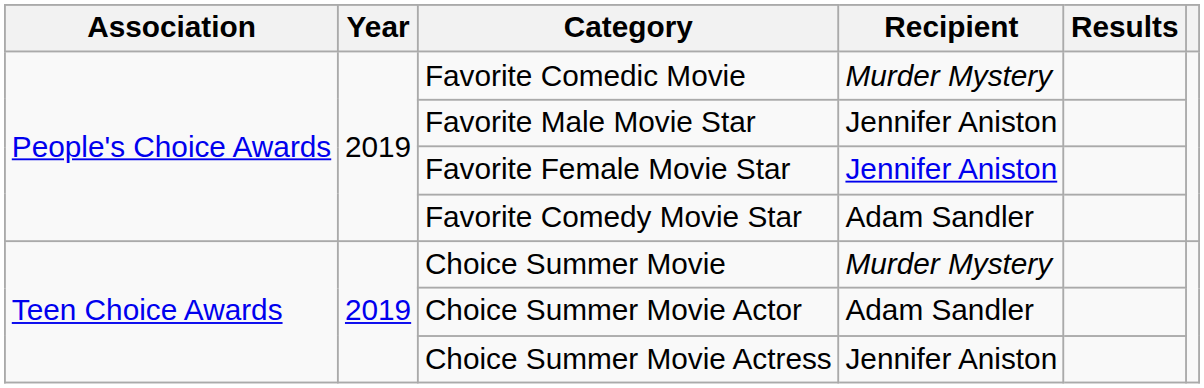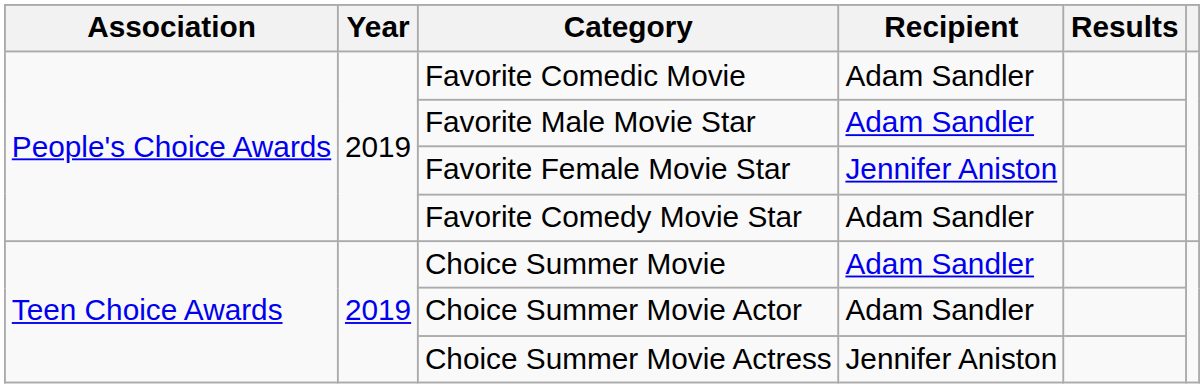(949, 75) Murder Mystery -> (940, 75) Adam Sandler
(951, 122) Jennifer Aniston -> (940, 122) Adam Sandler
(949, 264) Murder Mystery -> (940, 264) Adam Sandler
